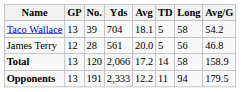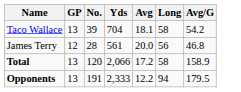- column: (165, 12)
